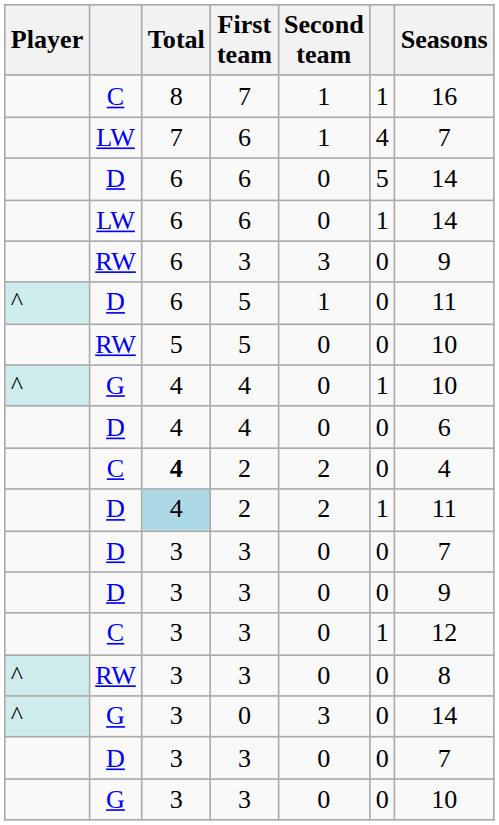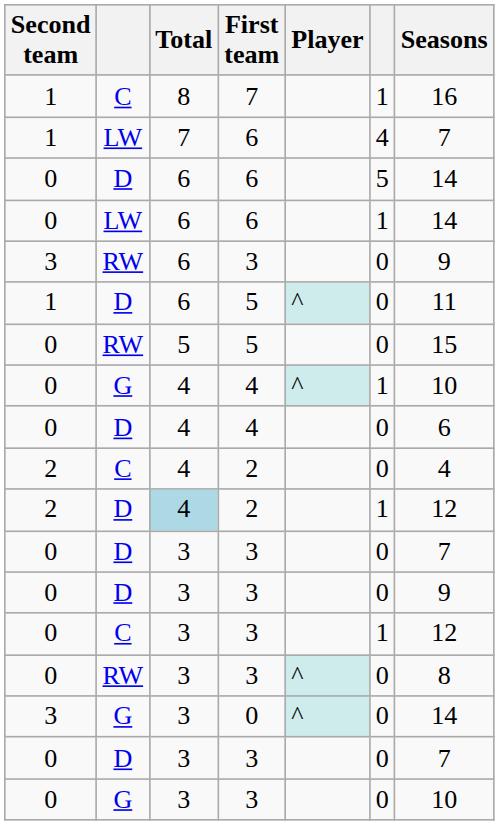columns swapped: (47, 39) <-> (324, 39)
(444, 344) 10 -> (444, 344) 15
(176, 468) bold -> (184, 468) normal
(444, 509) 11 -> (444, 509) 12
